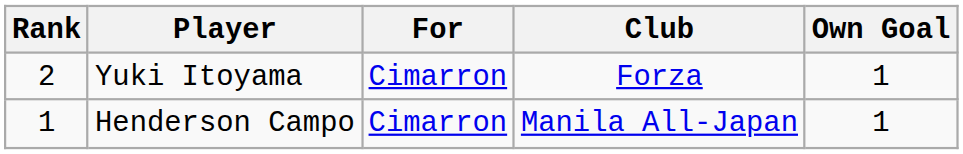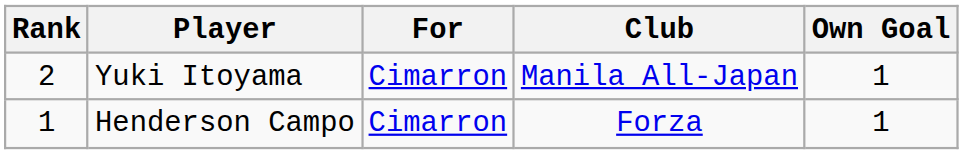(659, 77) Forza -> (659, 77) Manila All-Japan
(659, 124) Manila All-Japan -> (659, 124) Forza
